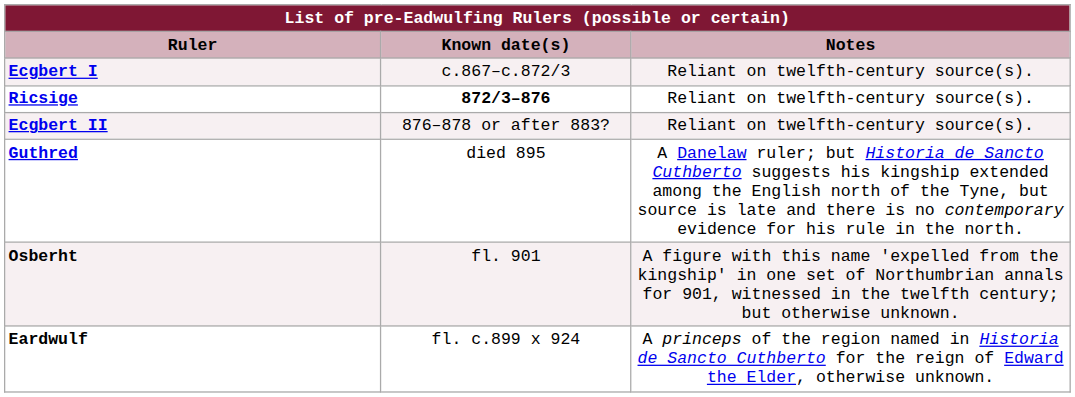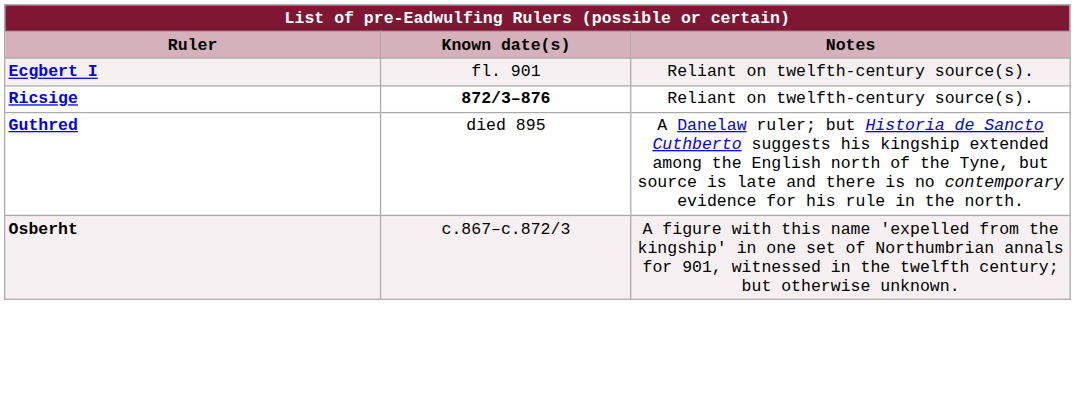(506, 72) c.867–c.872/3 -> (506, 72) fl. 901
- row: (58, 126)
(506, 256) fl. 901 -> (506, 229) c.867–c.872/3
- row: (48, 340)
